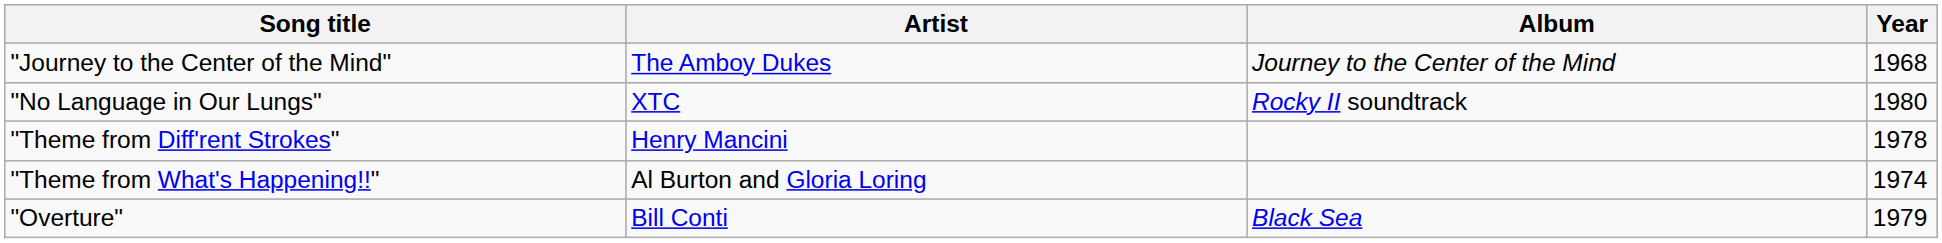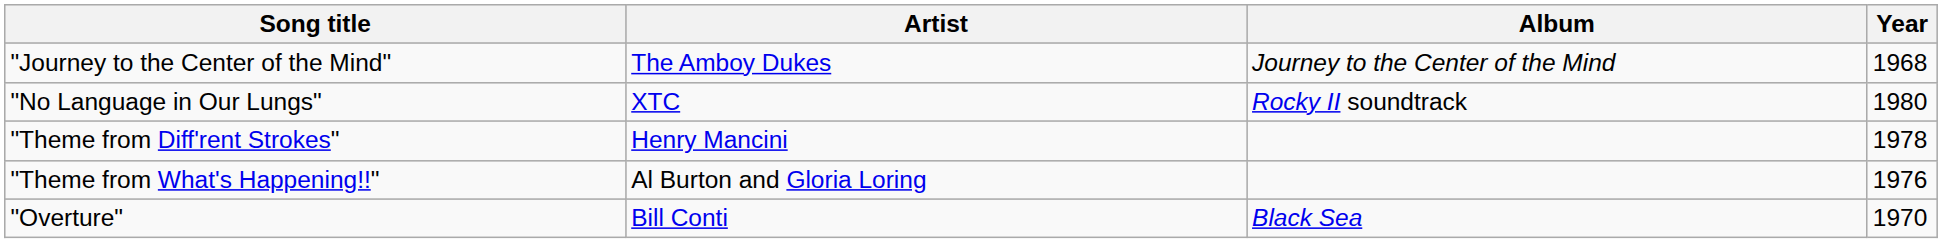(1900, 179) 1974 -> (1900, 179) 1976
(1900, 218) 1979 -> (1900, 218) 1970
